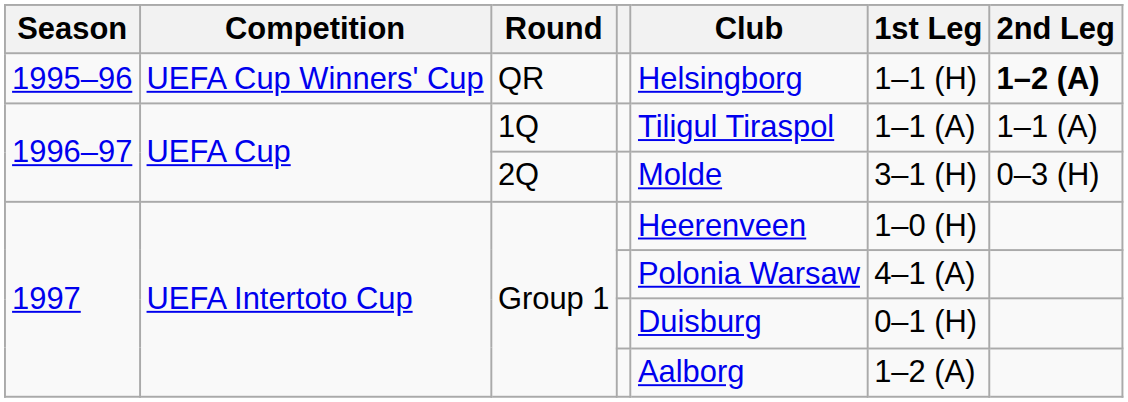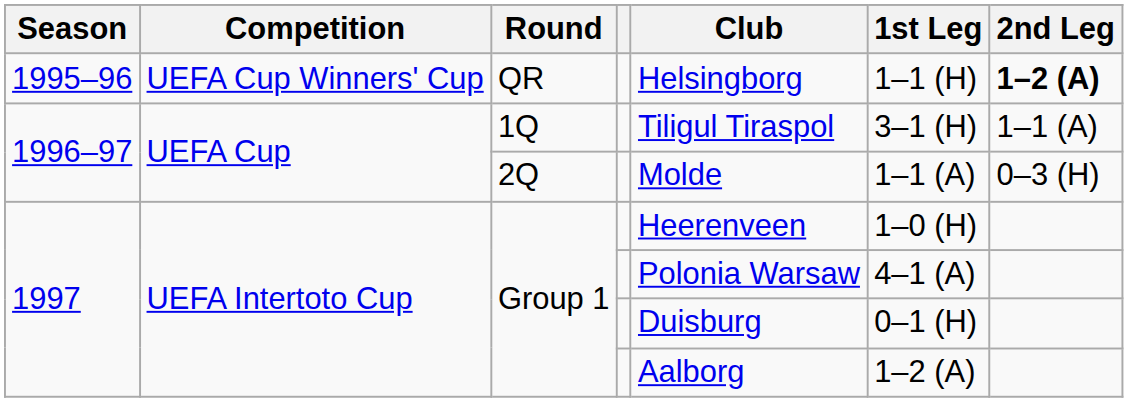(925, 126) 1–1 (A) -> (926, 126) 3–1 (H)
(926, 175) 3–1 (H) -> (925, 175) 1–1 (A)
